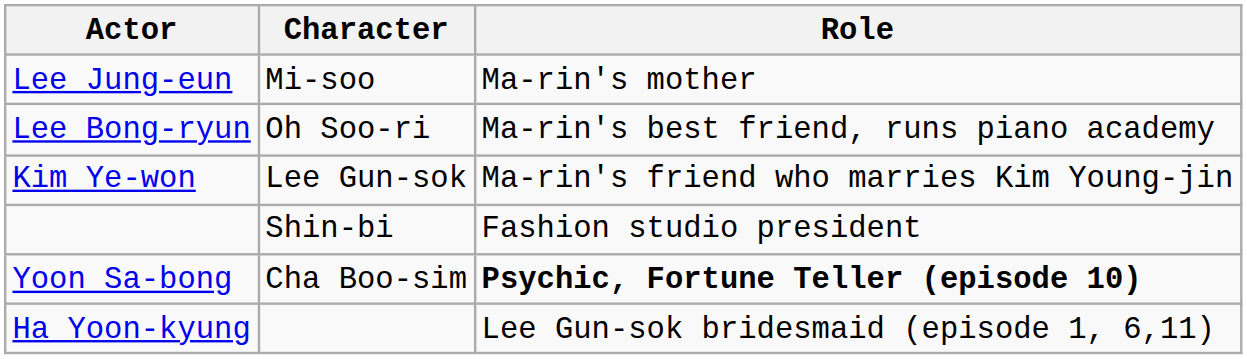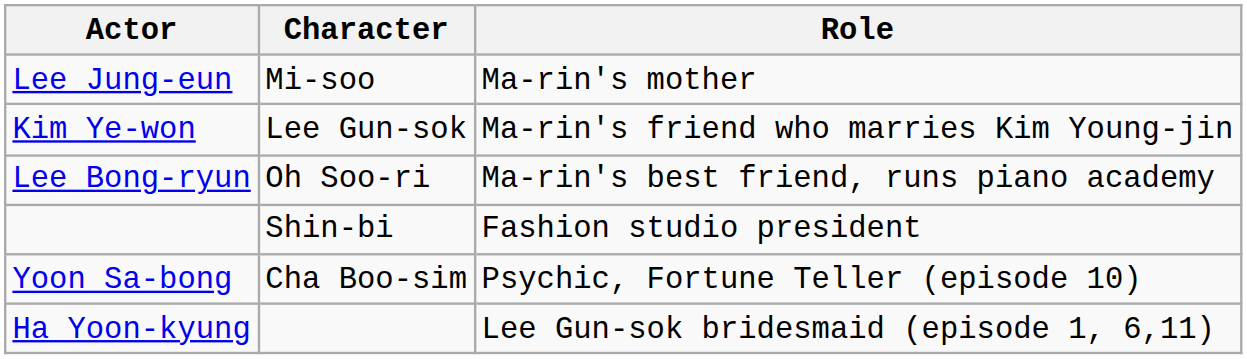rows swapped: (132, 130) <-> (104, 179)
(812, 279) bold -> (812, 279) normal
